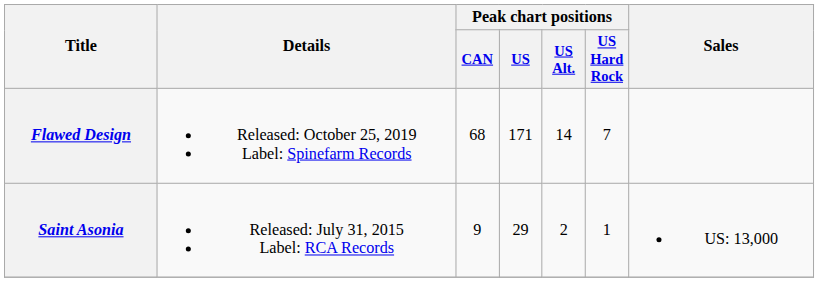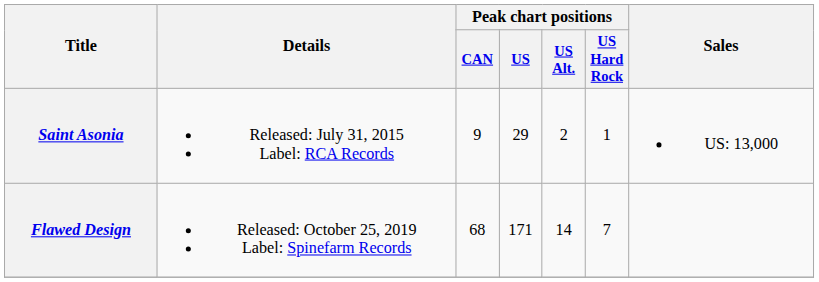rows swapped: (81, 229) <-> (81, 135)
